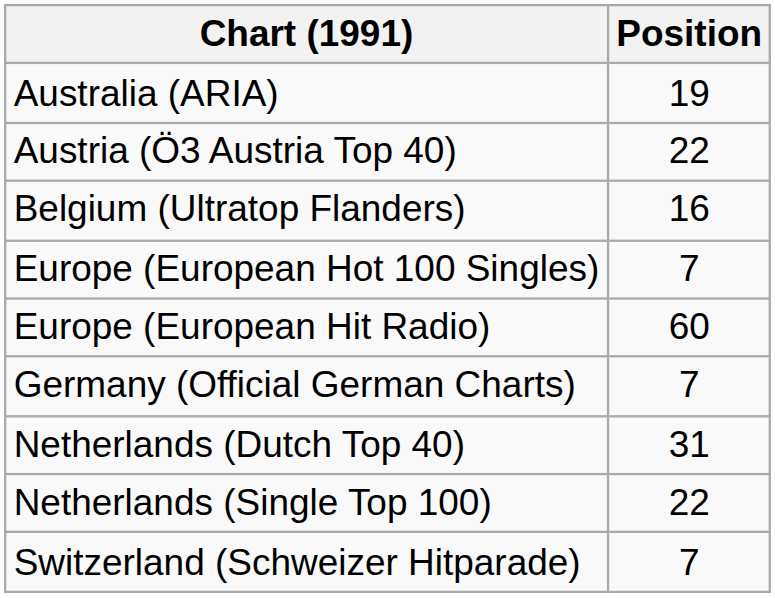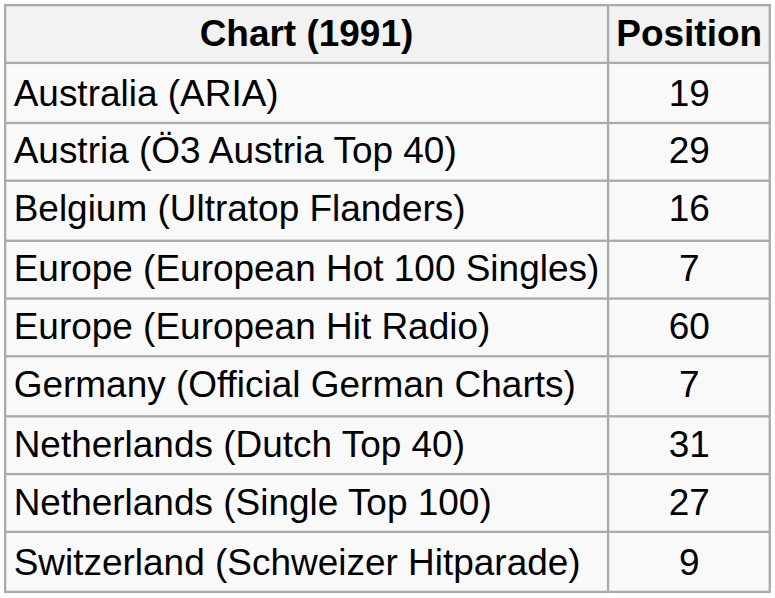(689, 151) 22 -> (689, 151) 29
(689, 502) 22 -> (689, 502) 27
(689, 561) 7 -> (689, 561) 9
